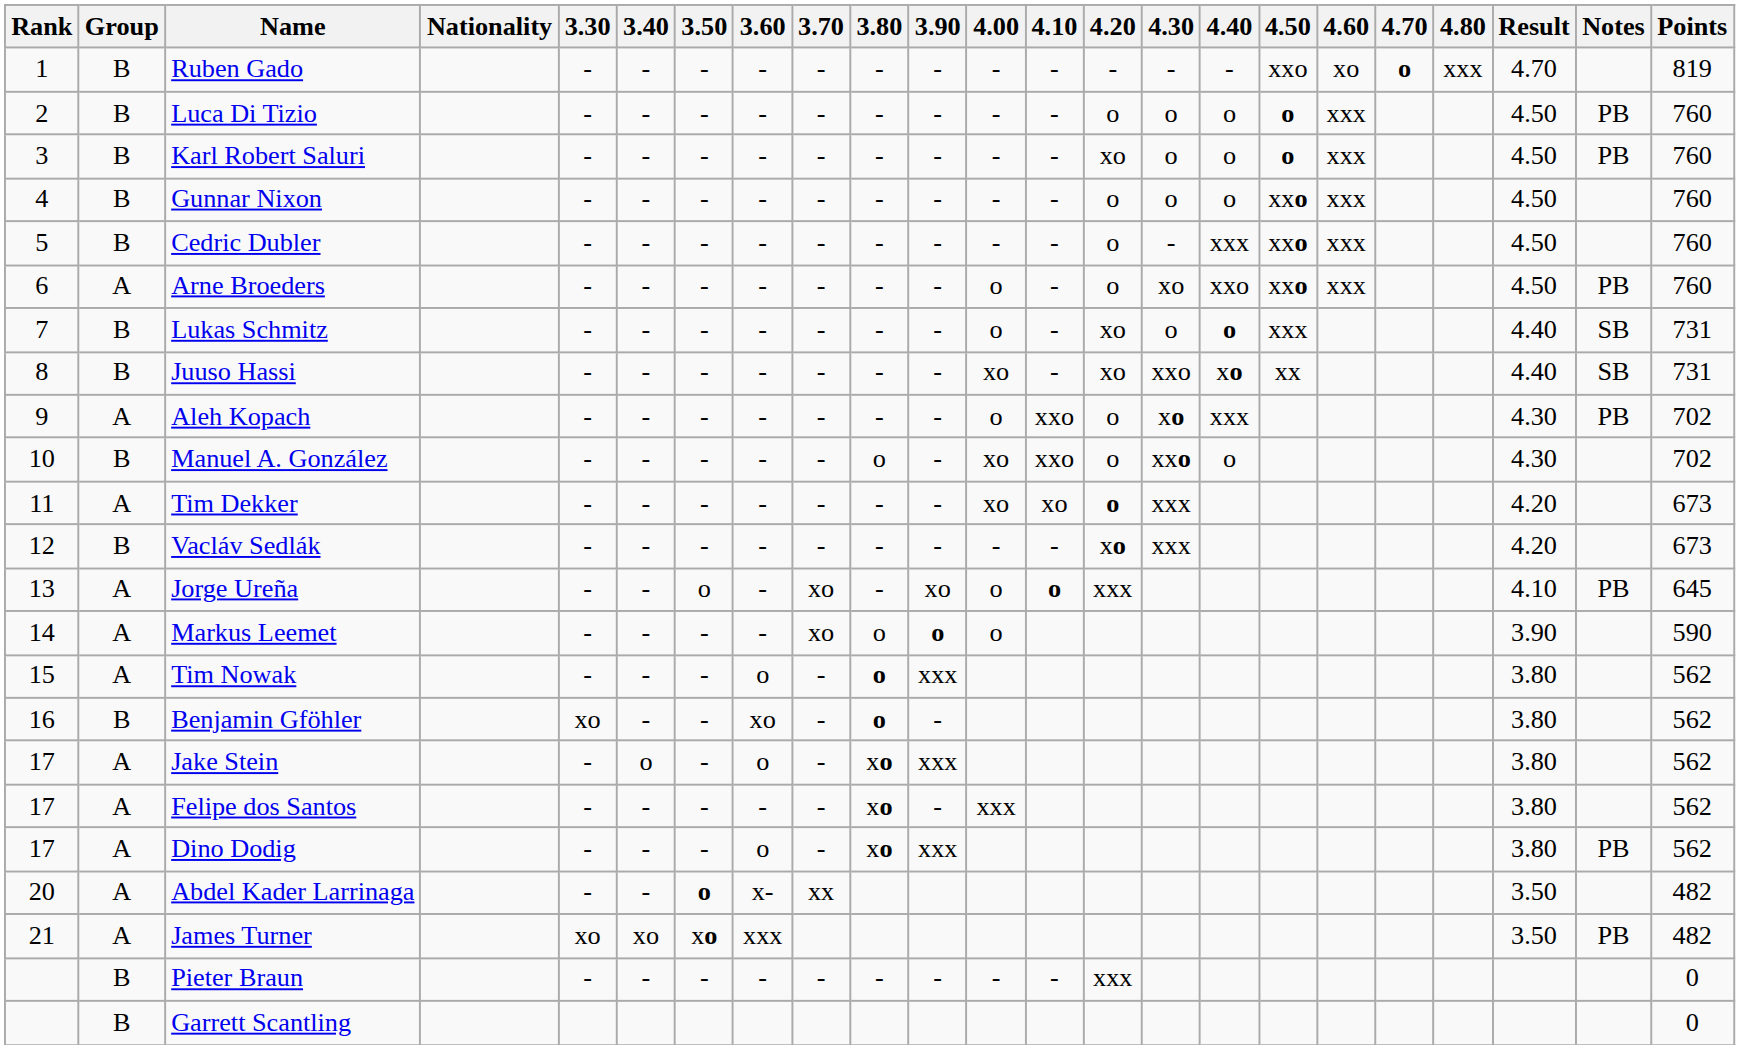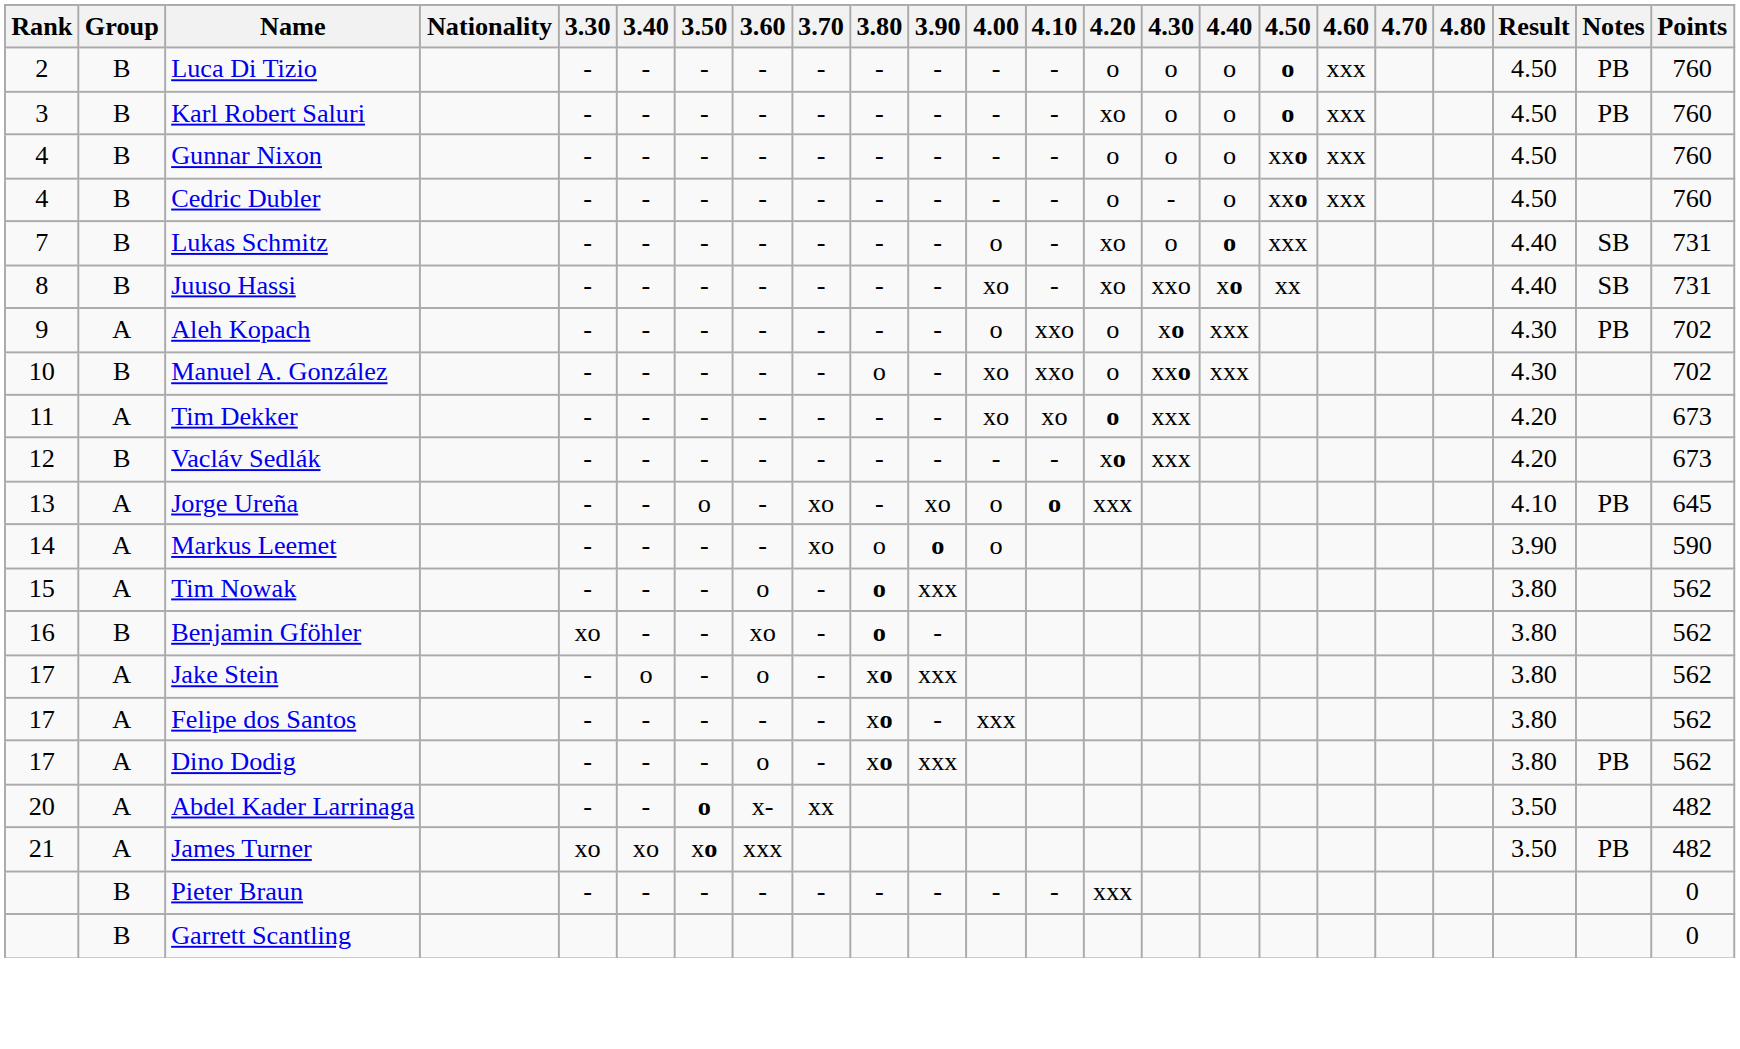- row: (237, 69)
(42, 242) 5 -> (42, 198) 4
(1230, 242) xxx -> (1230, 198) o
- row: (248, 285)
(1230, 458) o -> (1230, 372) xxx
